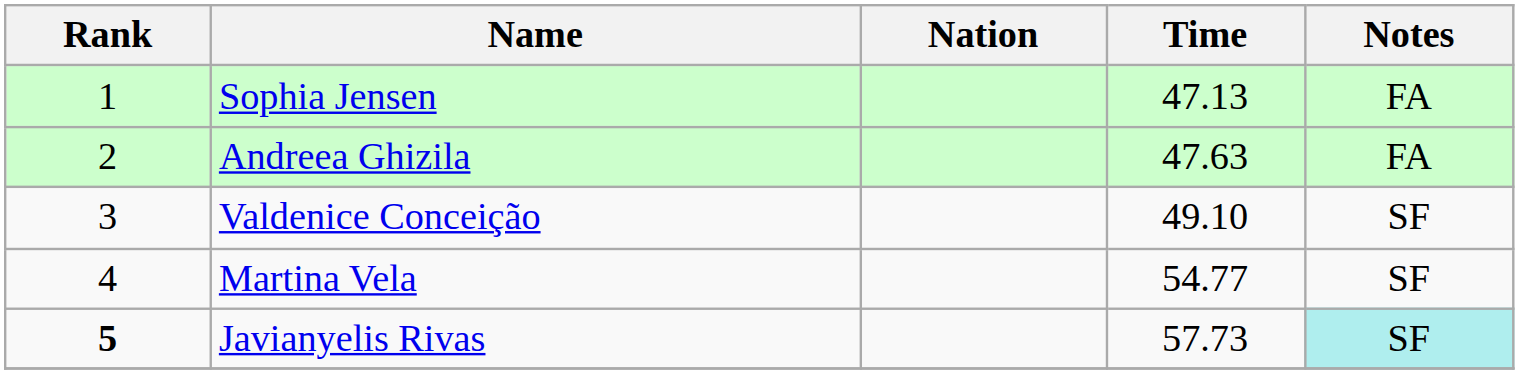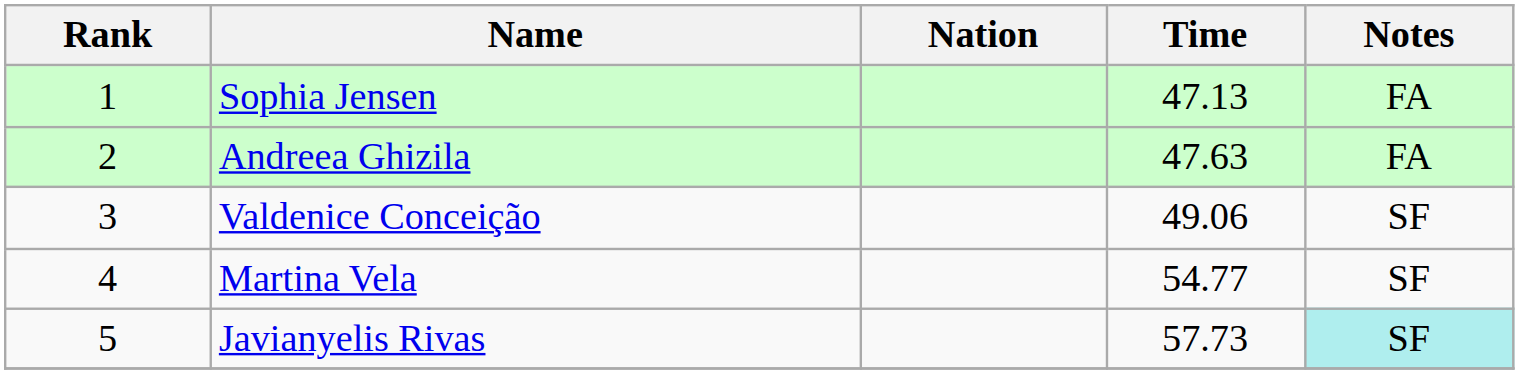(1205, 216) 49.10 -> (1205, 216) 49.06
(108, 338) bold -> (108, 338) normal
